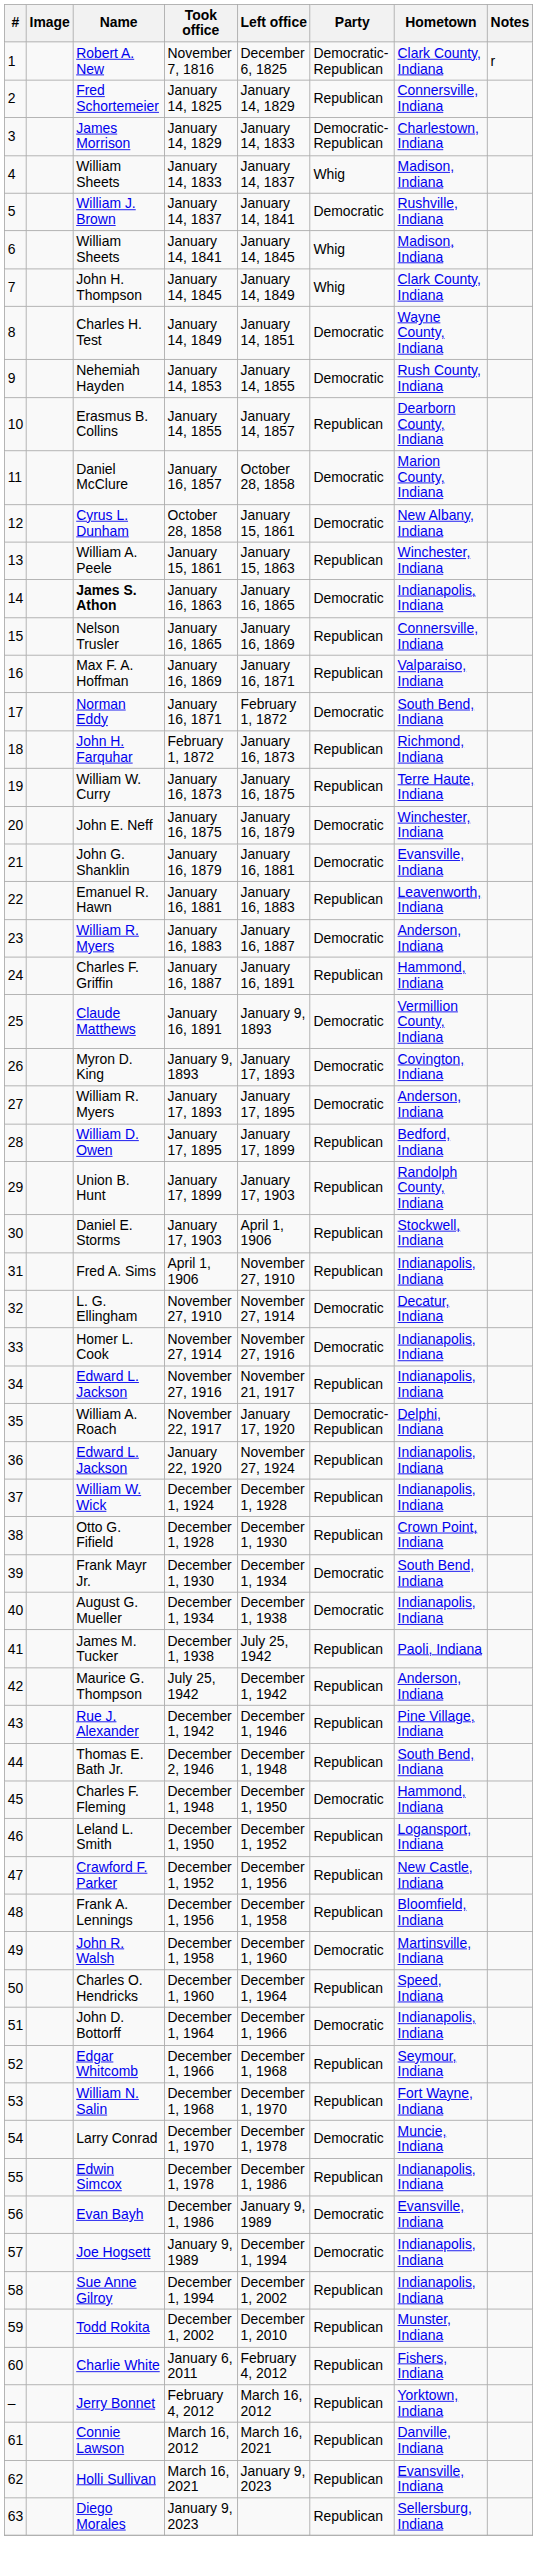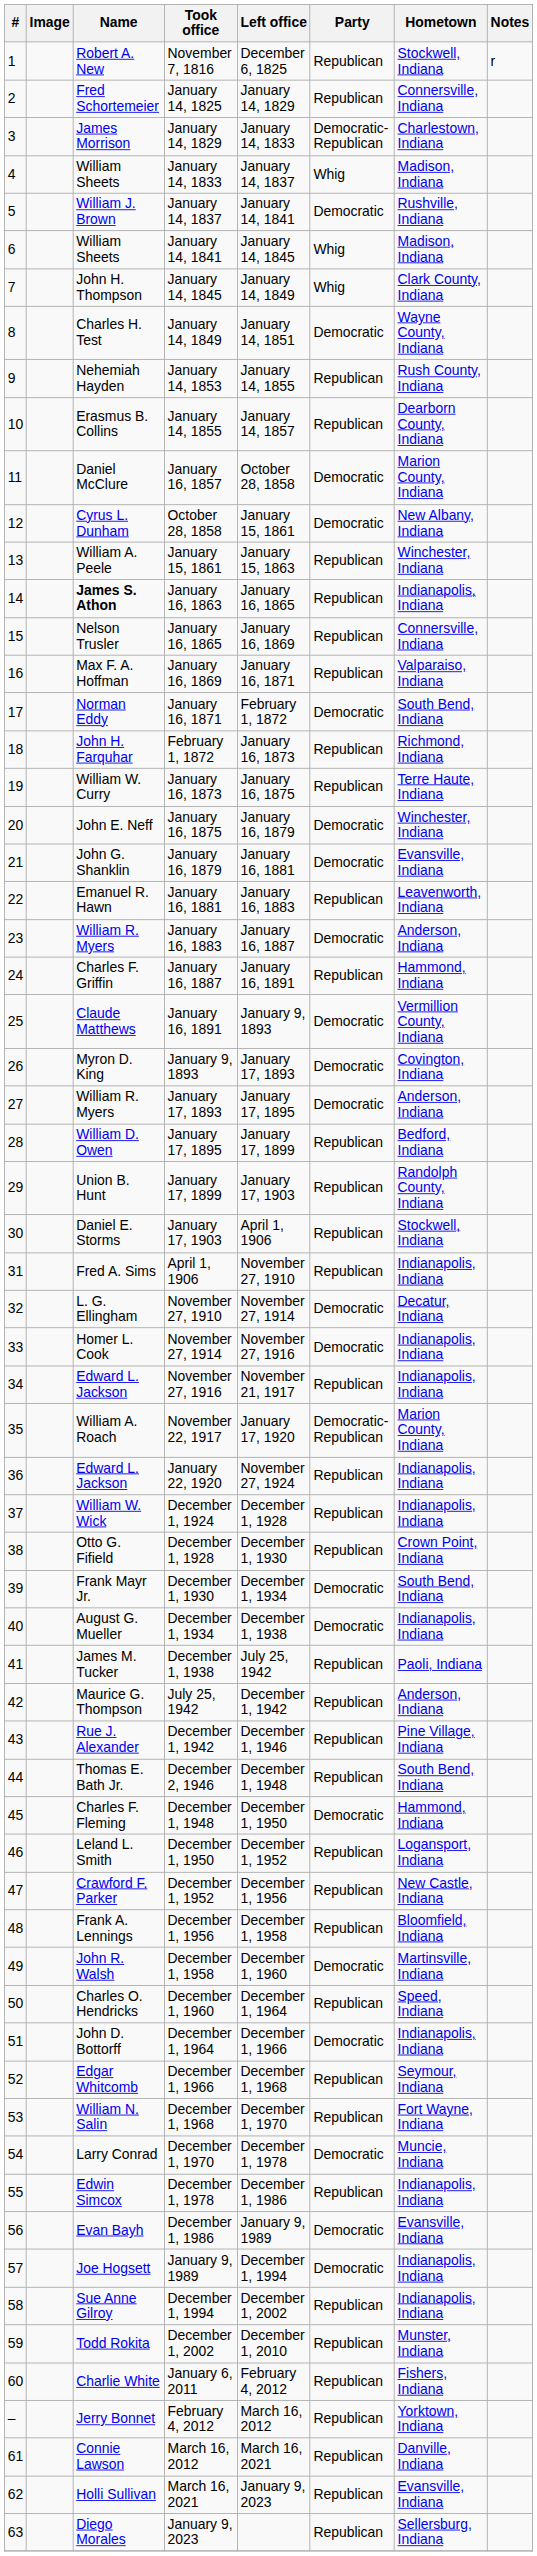(351, 61) Democratic-Republican -> (348, 61) Republican
(439, 61) Clark County, Indiana -> (429, 61) Stockwell, Indiana
(349, 378) Democratic -> (348, 378) Republican
(349, 598) Democratic -> (348, 598) Republican
(420, 1422) Delphi, Indiana -> (421, 1430) Marion County, Indiana
